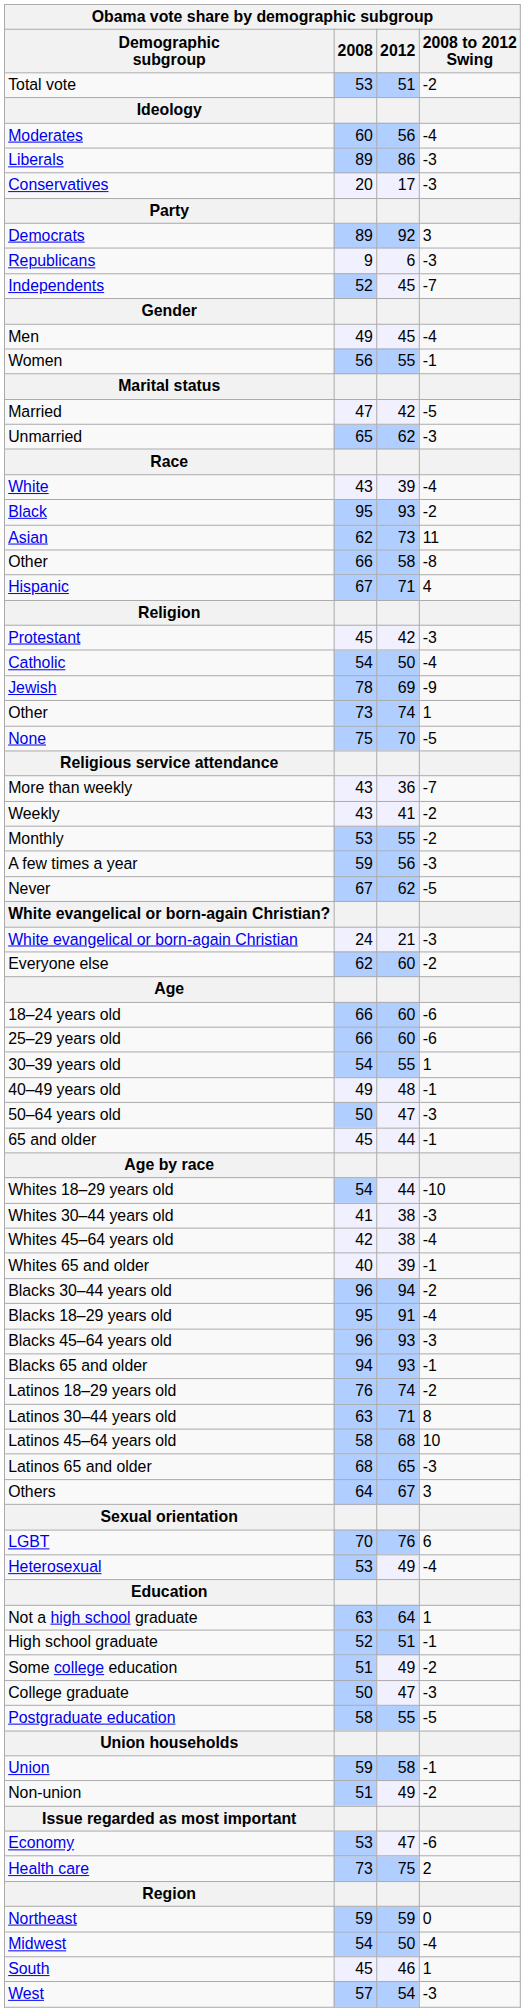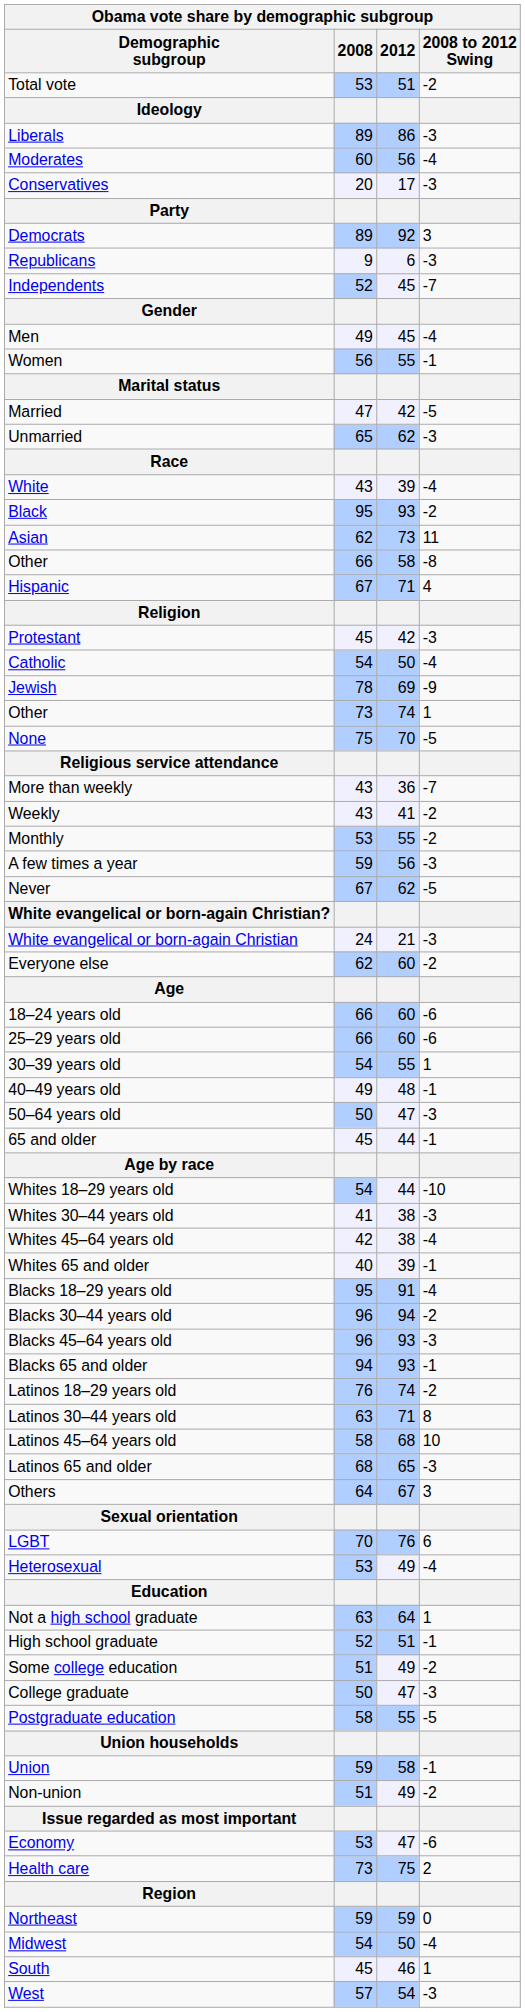rows swapped: (36, 160) <-> (46, 135)
rows swapped: (90, 1316) <-> (90, 1290)
